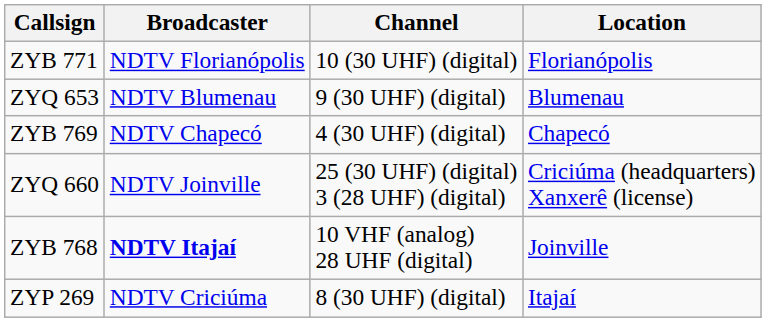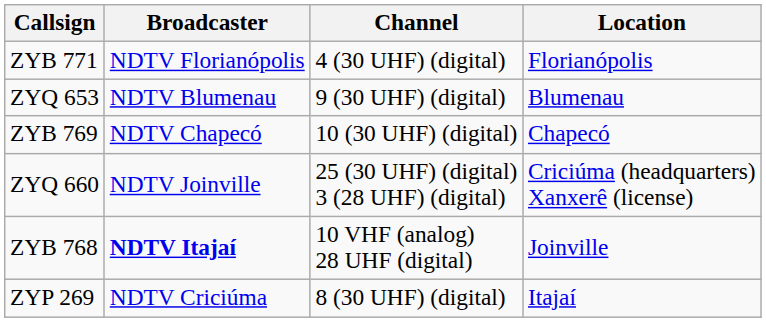(416, 60) 10 (30 UHF) (digital) -> (410, 60) 4 (30 UHF) (digital)
(410, 134) 4 (30 UHF) (digital) -> (416, 134) 10 (30 UHF) (digital)
